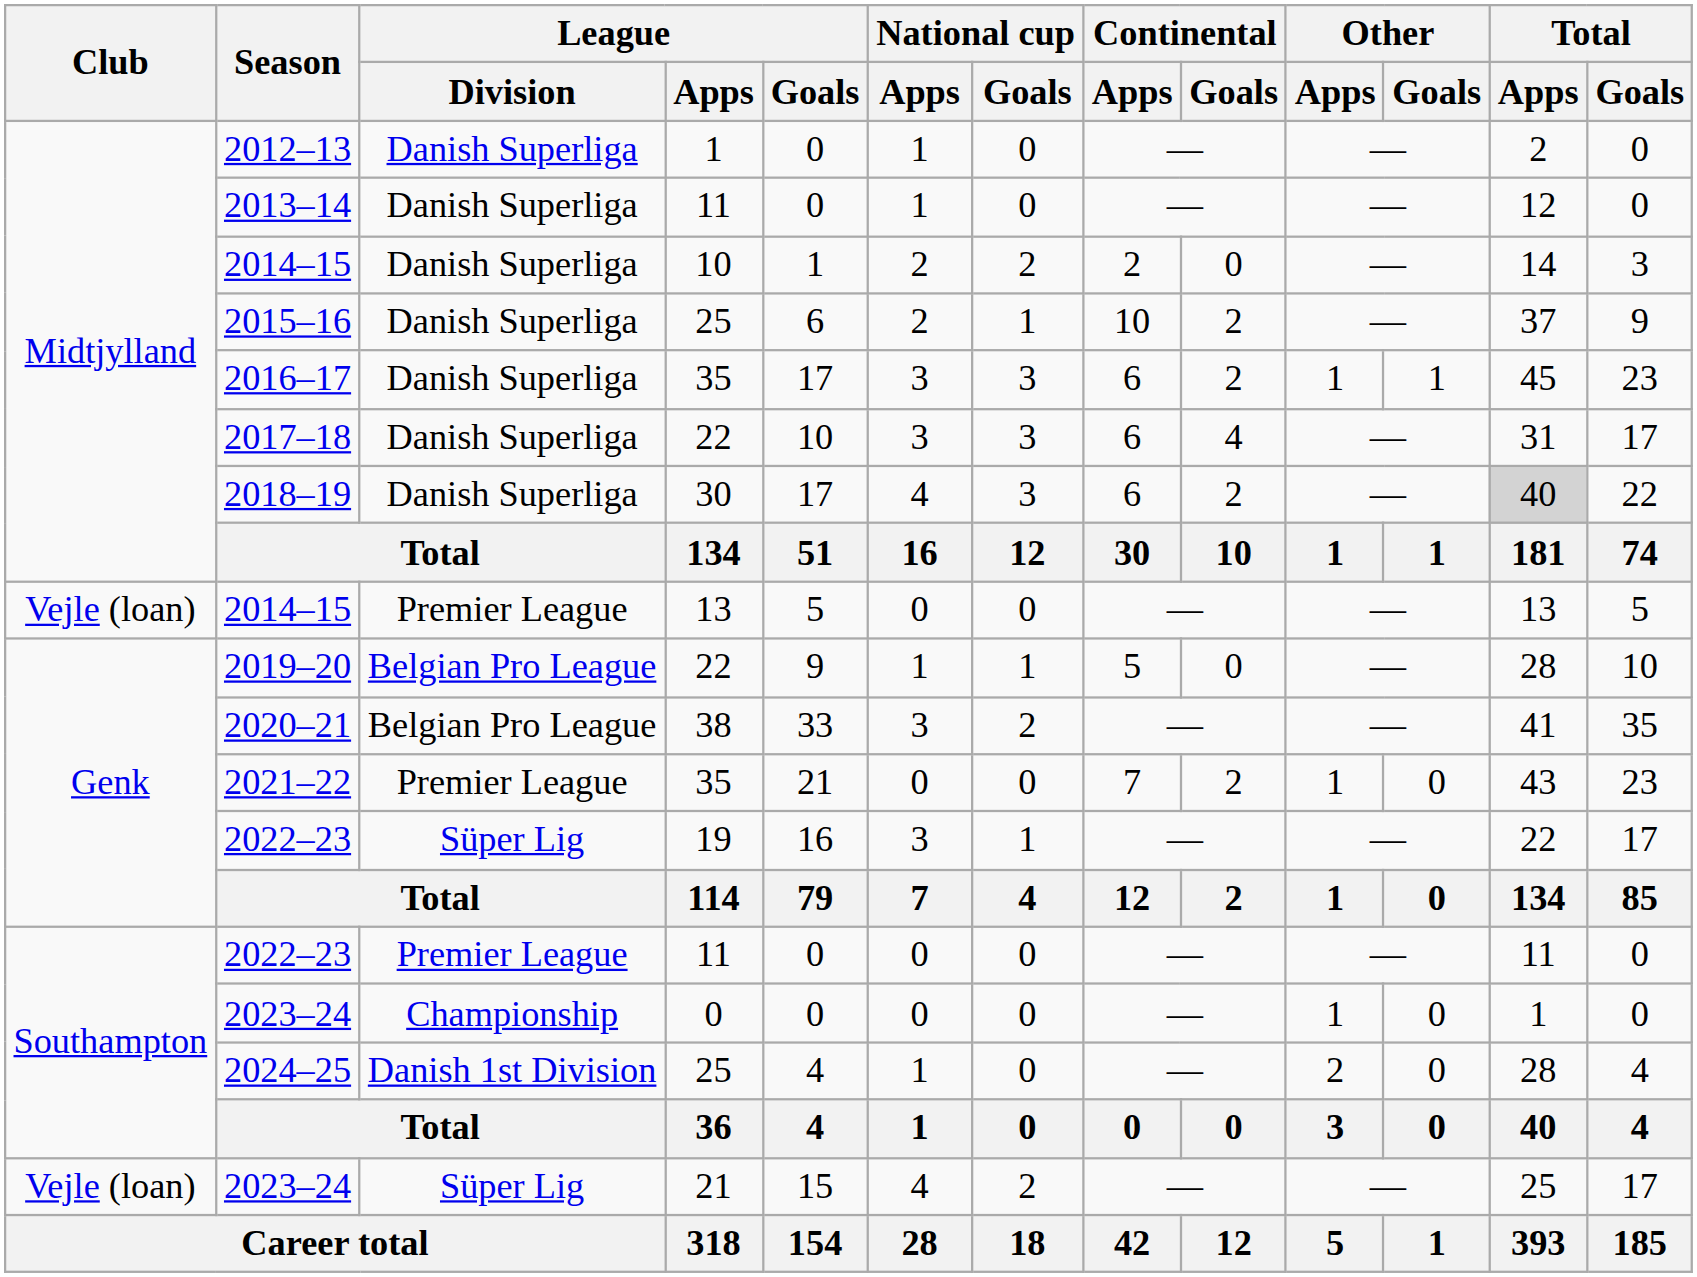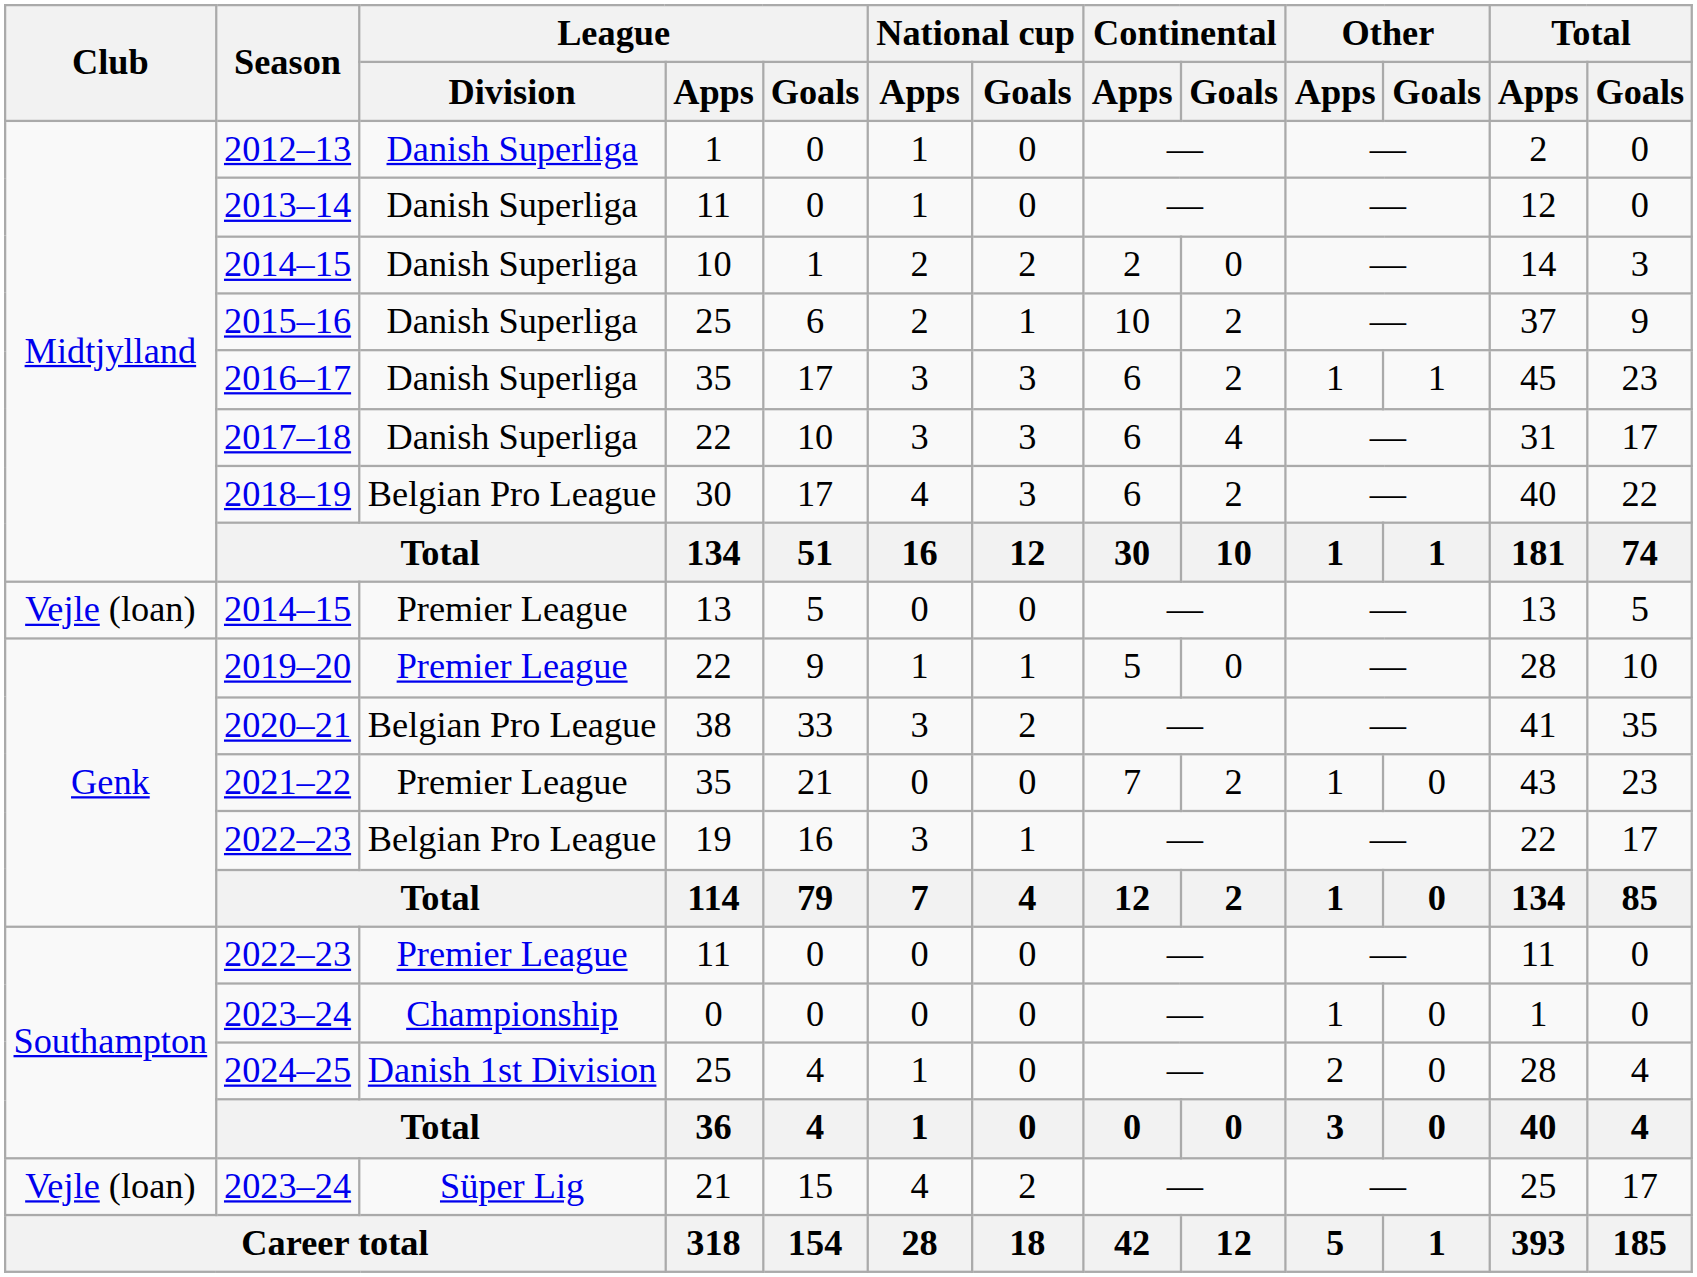(512, 494) Danish Superliga -> (512, 494) Belgian Pro League
(1538, 494) lightgrey background -> (1538, 494) no background
(512, 666) Belgian Pro League -> (512, 666) Premier League
(512, 839) Süper Lig -> (512, 839) Belgian Pro League
